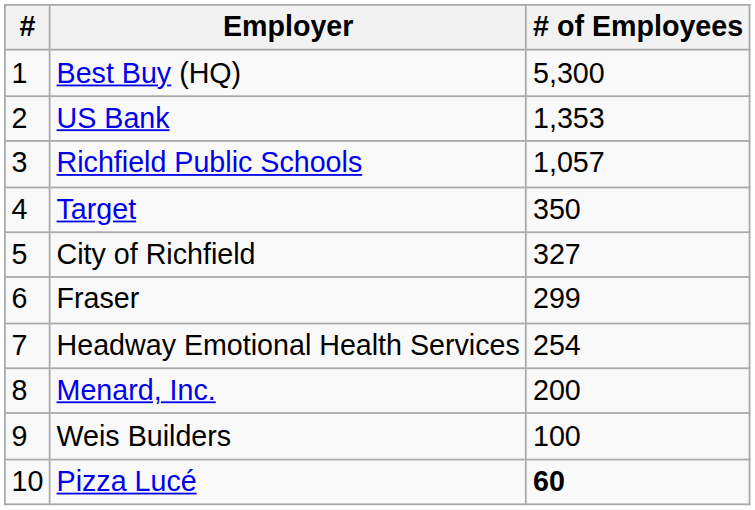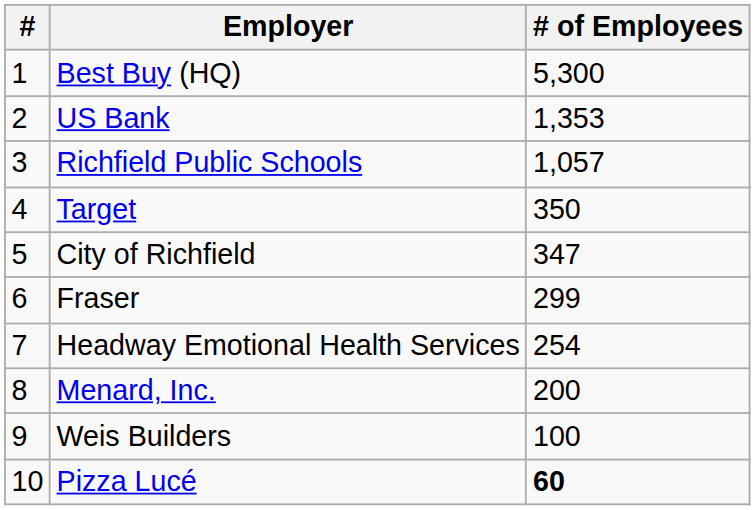(557, 254) 327 -> (557, 254) 347
